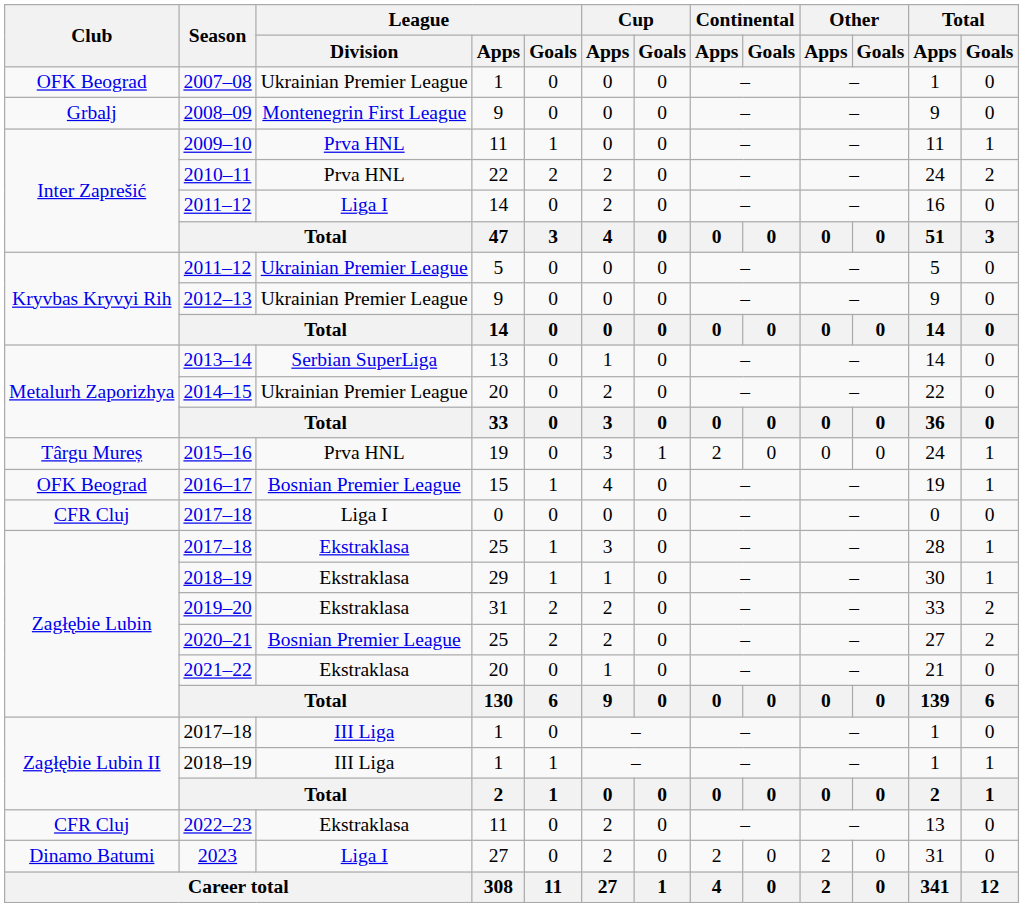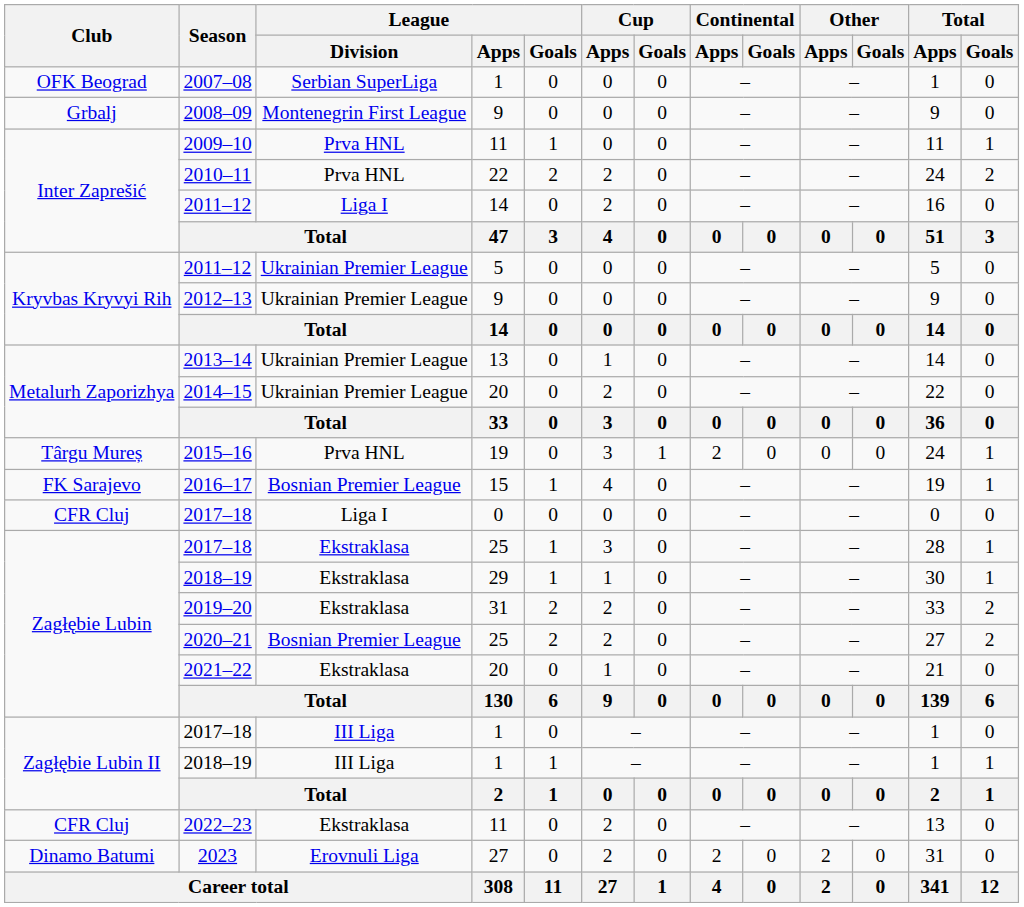(364, 81) Ukrainian Premier League -> (364, 81) Serbian SuperLiga
(364, 360) Serbian SuperLiga -> (364, 360) Ukrainian Premier League
(92, 484) OFK Beograd -> (92, 484) FK Sarajevo
(364, 855) Liga I -> (364, 855) Erovnuli Liga
